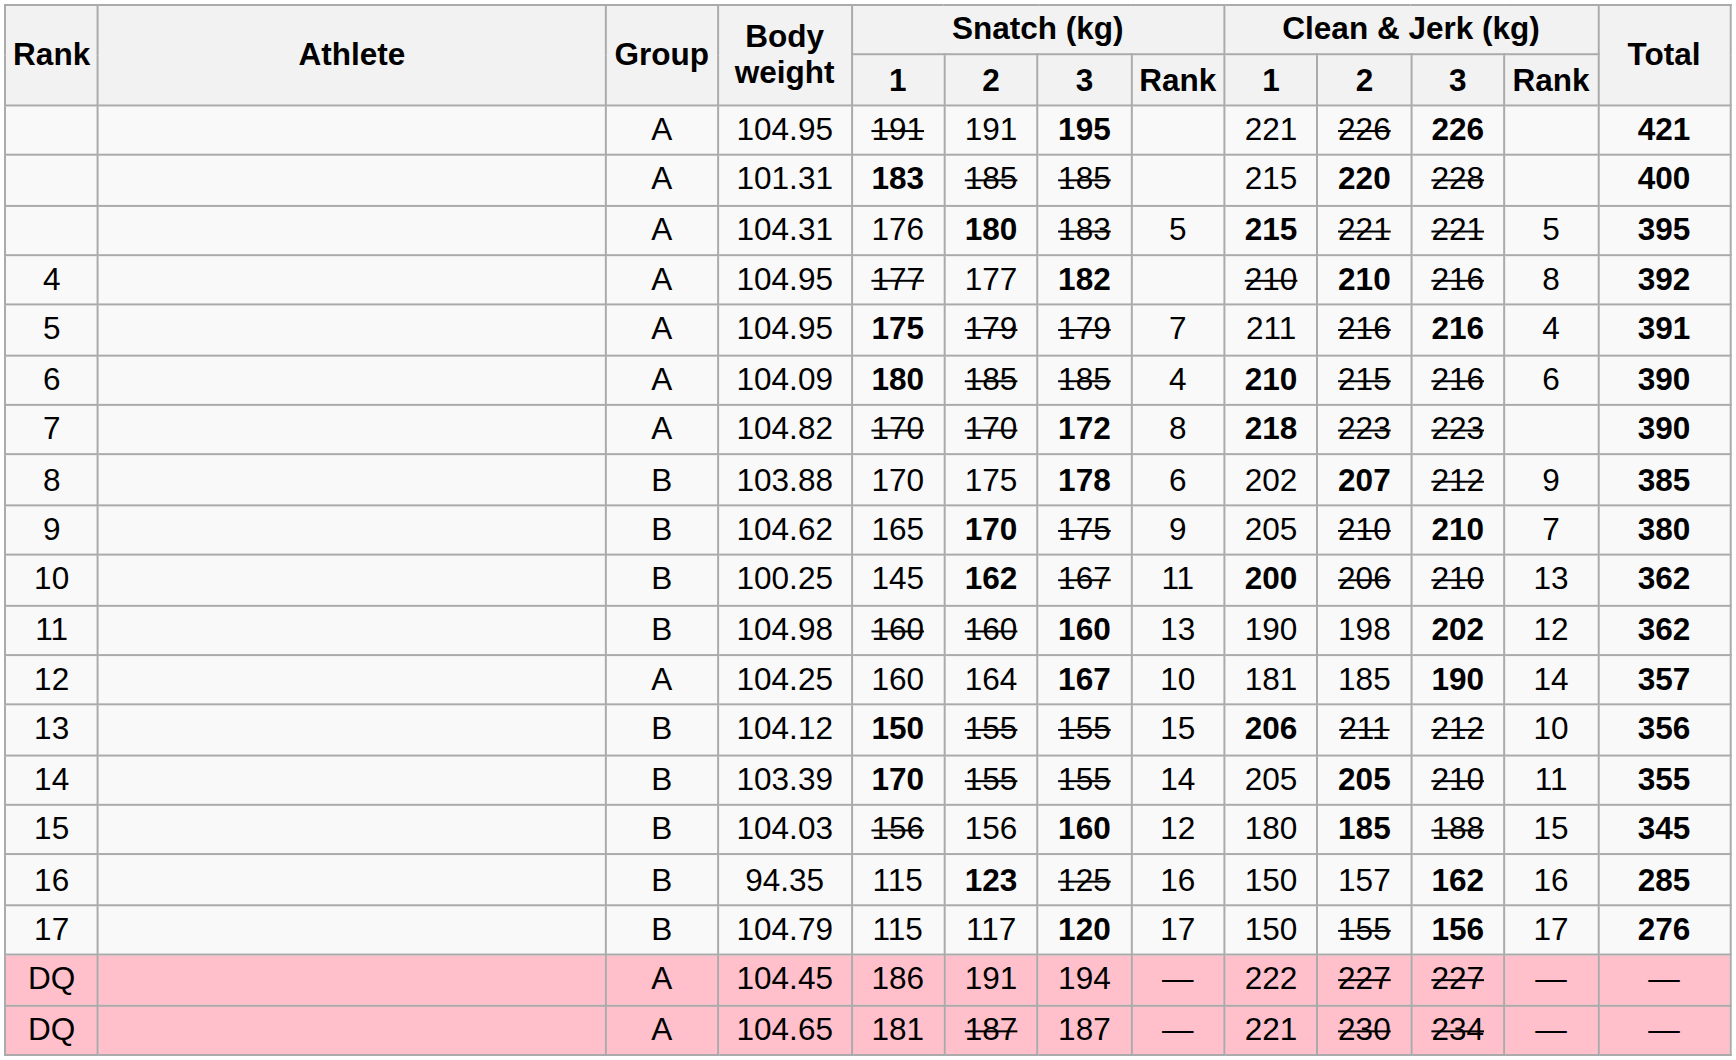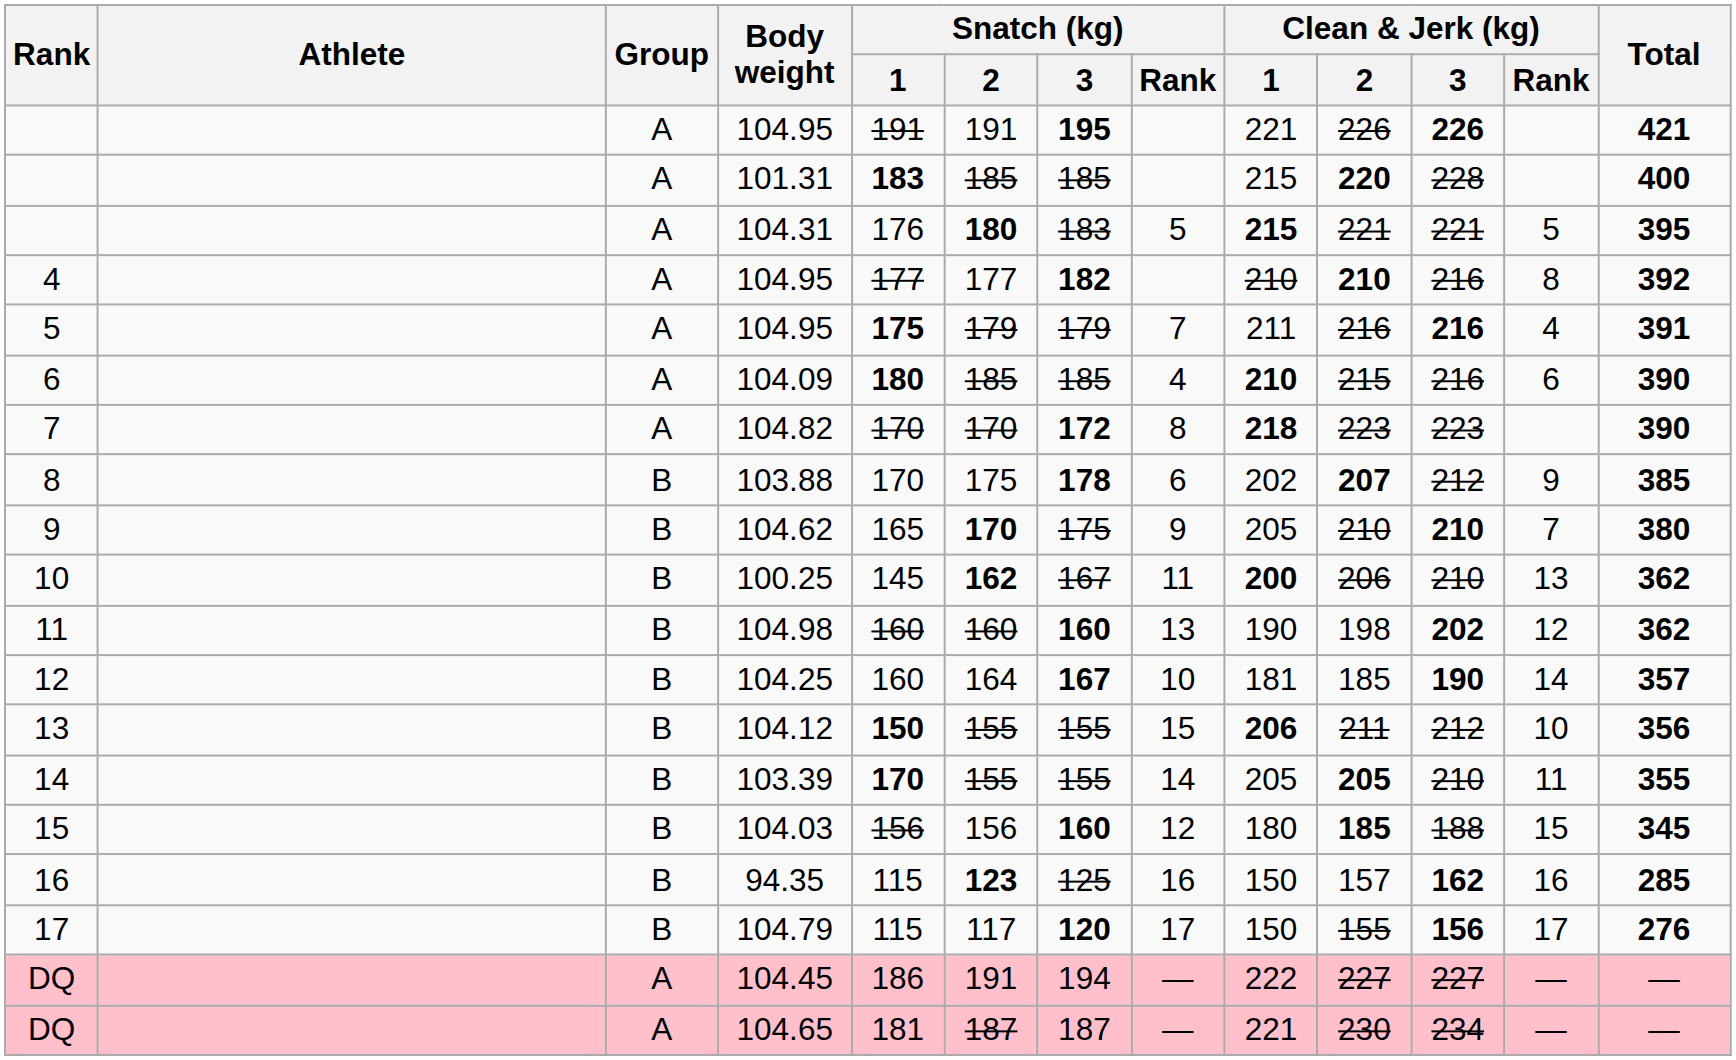(662, 679) A -> (662, 679) B
